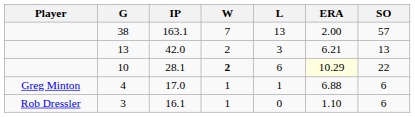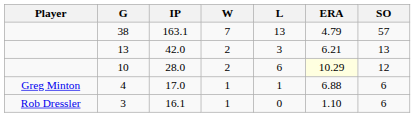(332, 31) 2.00 -> (332, 31) 4.79
(175, 67) 28.1 -> (175, 67) 28.0
(227, 67) bold -> (227, 67) normal
(384, 67) 22 -> (384, 67) 12
